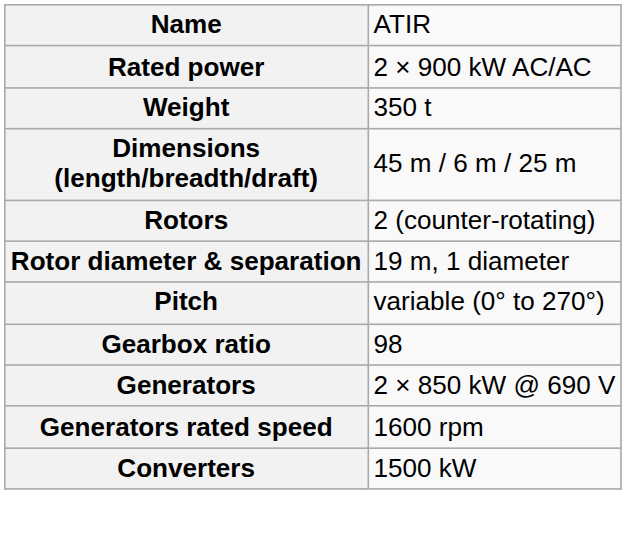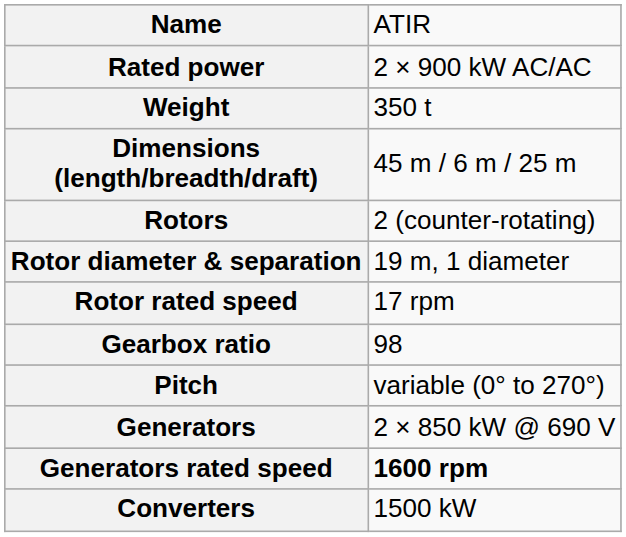+ row: (186, 302)
rows swapped: (186, 302) <-> (186, 344)
(429, 426) normal -> (431, 468) bold
